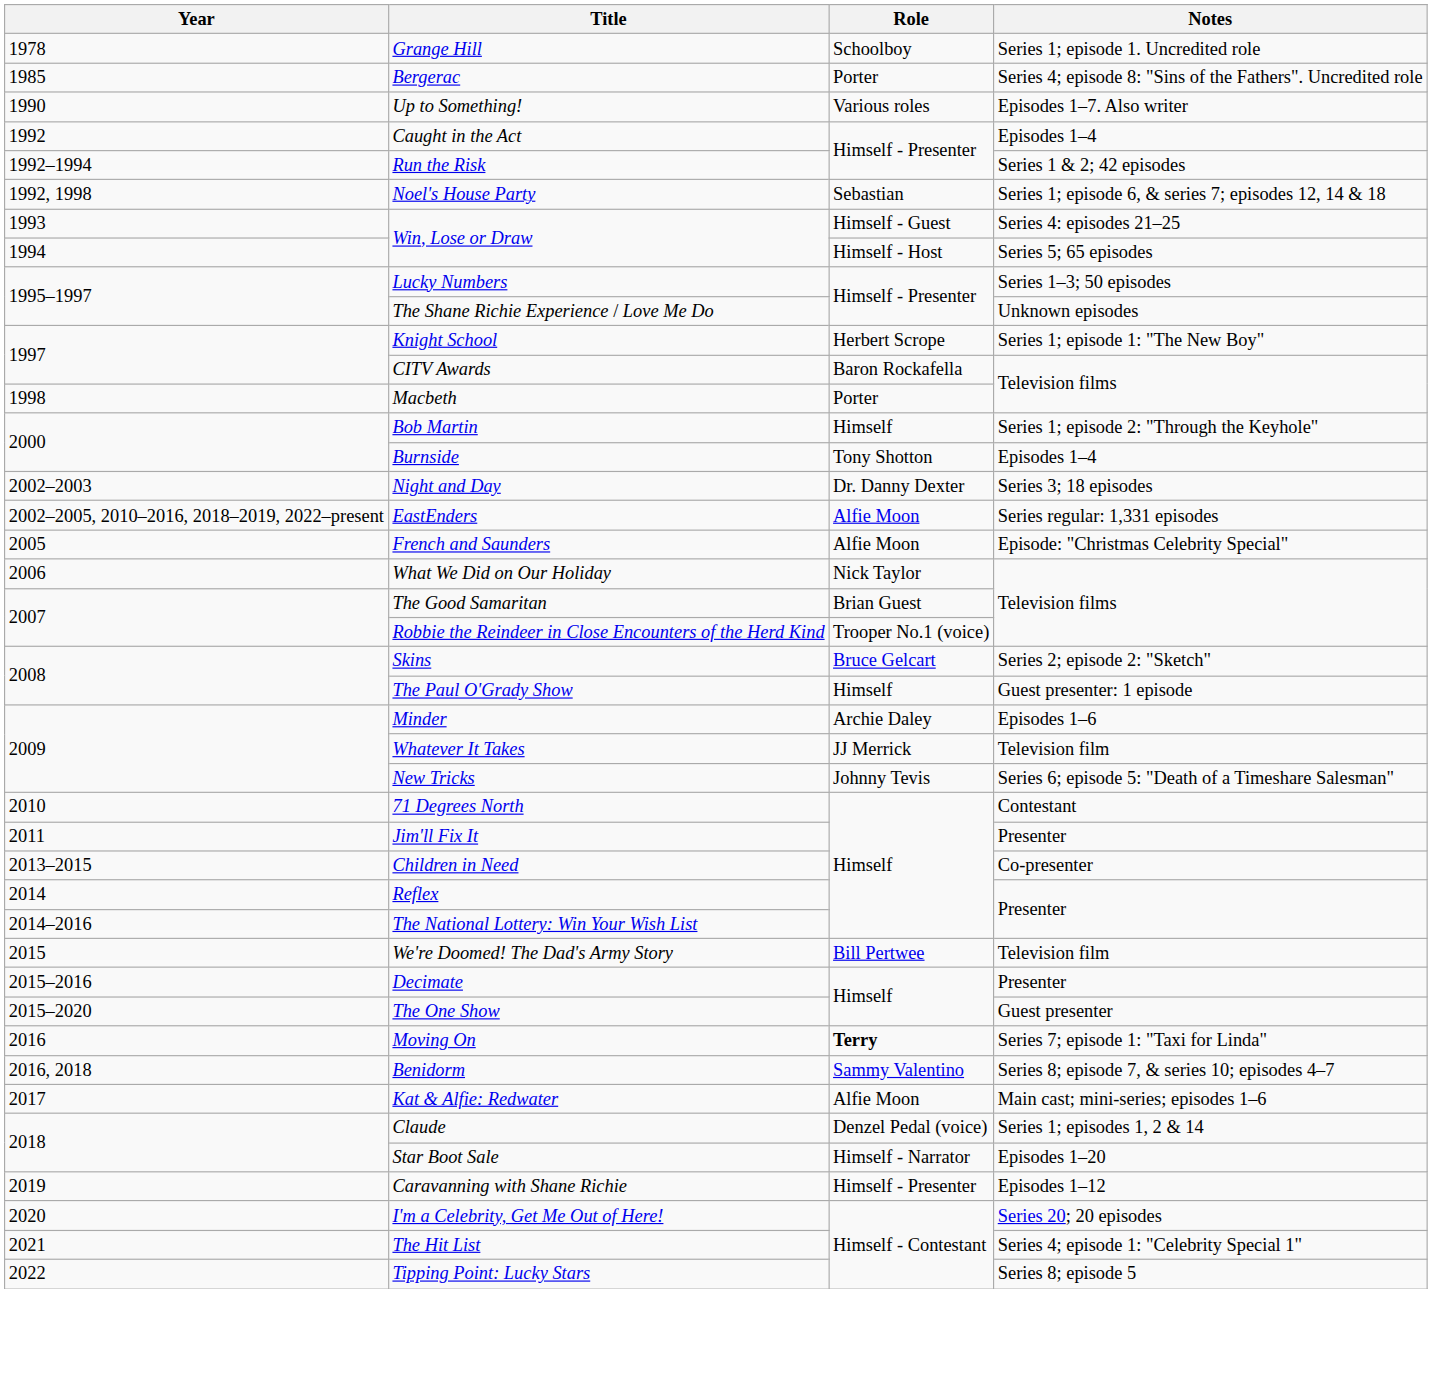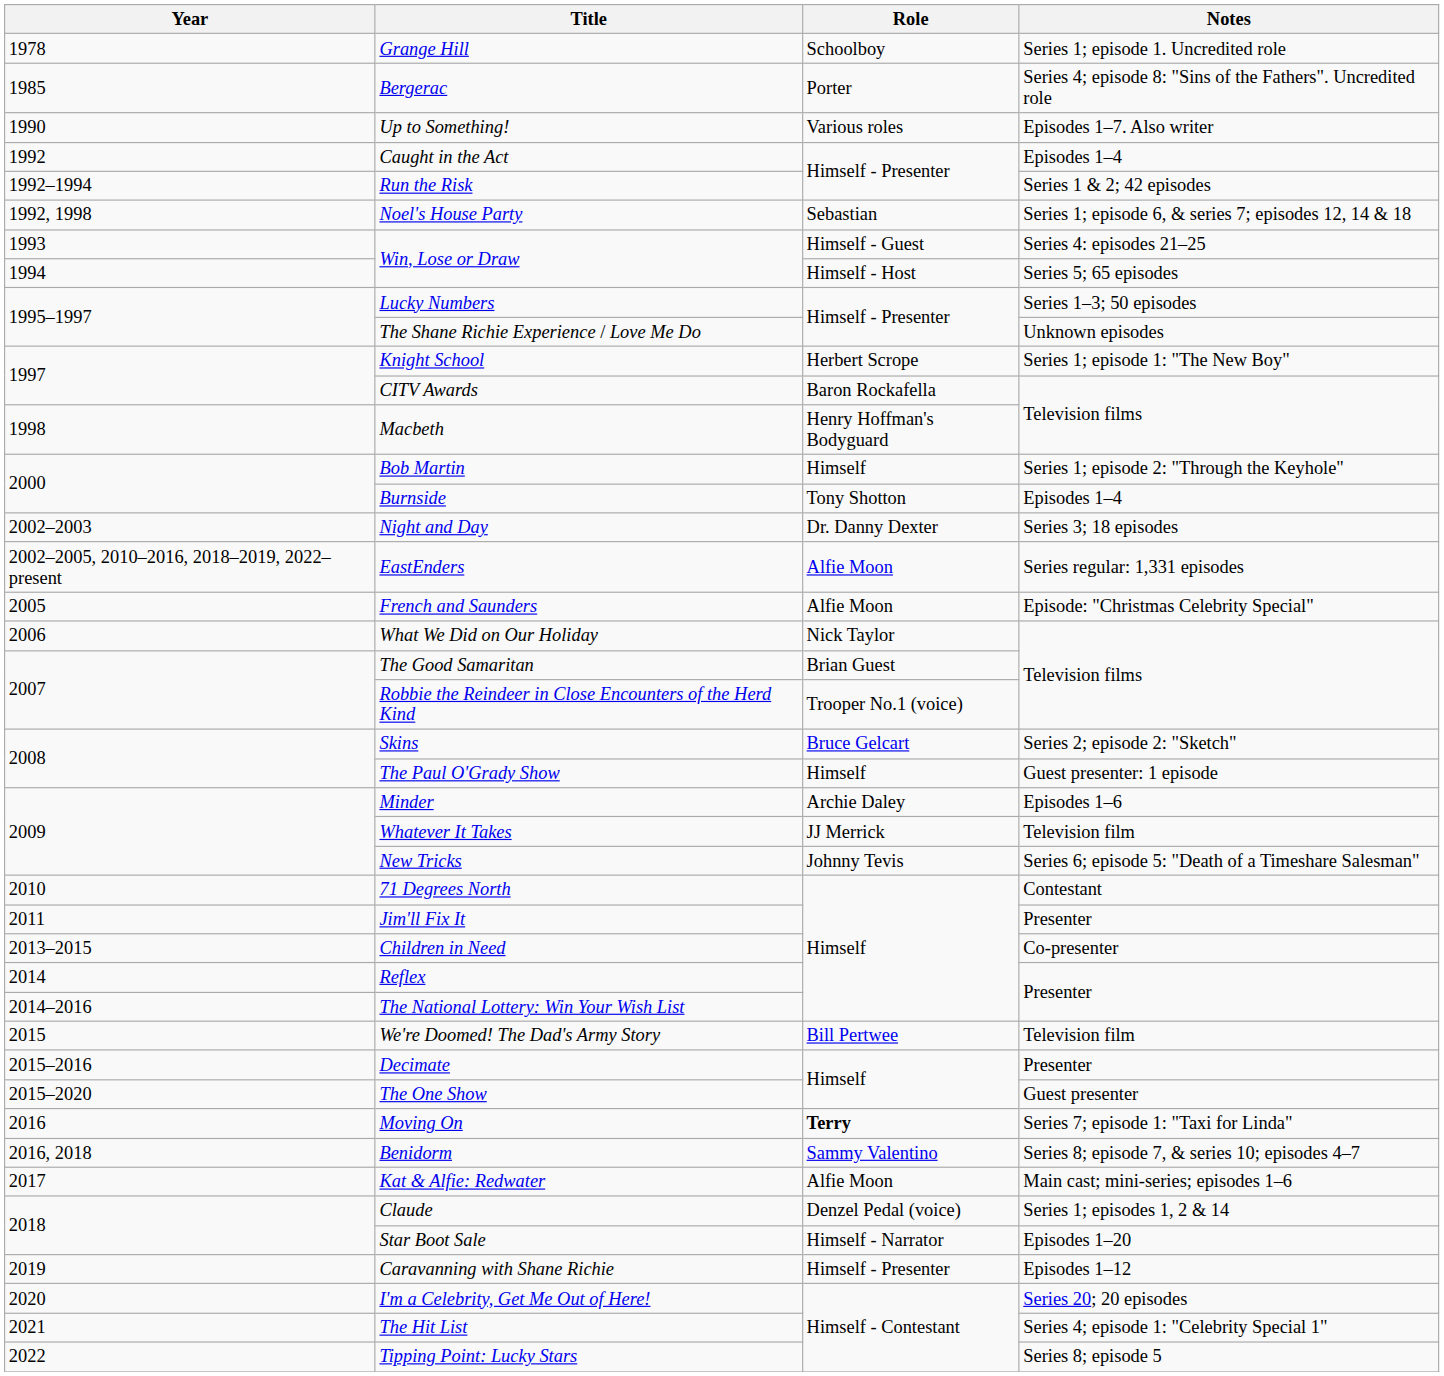(856, 398) Porter -> (870, 429) Henry Hoffman's Bodyguard
